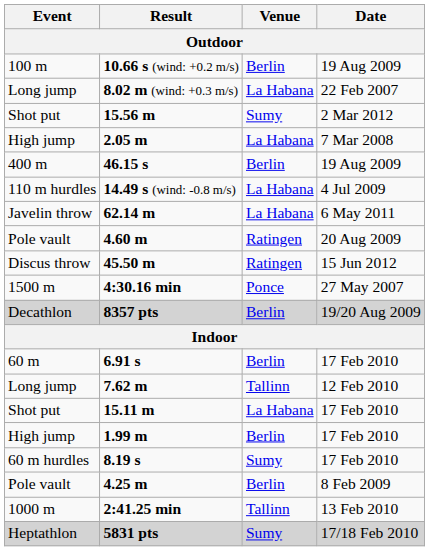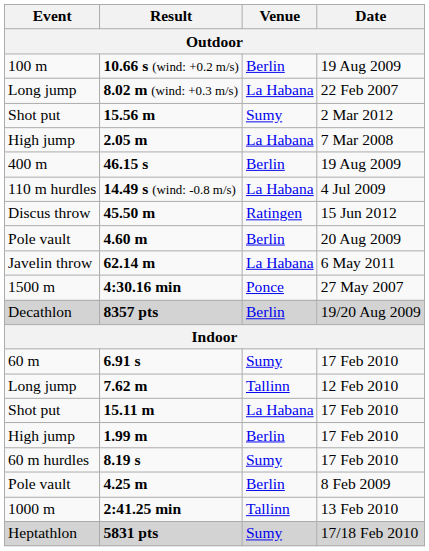rows swapped: (129, 262) <-> (129, 213)
(274, 238) Ratingen -> (265, 238) Berlin
(265, 361) Berlin -> (264, 361) Sumy
